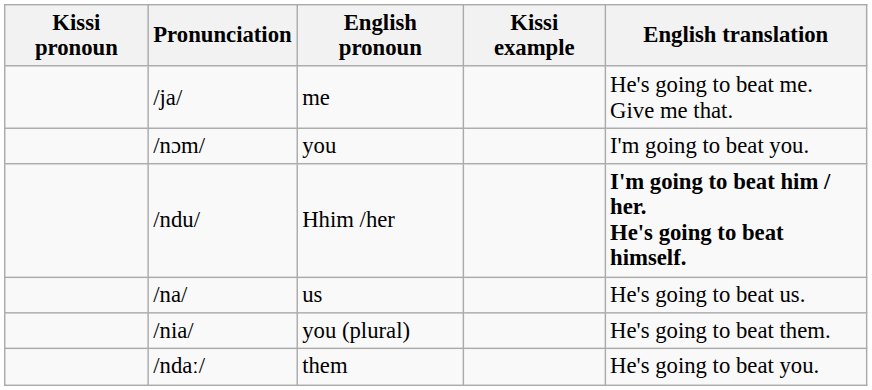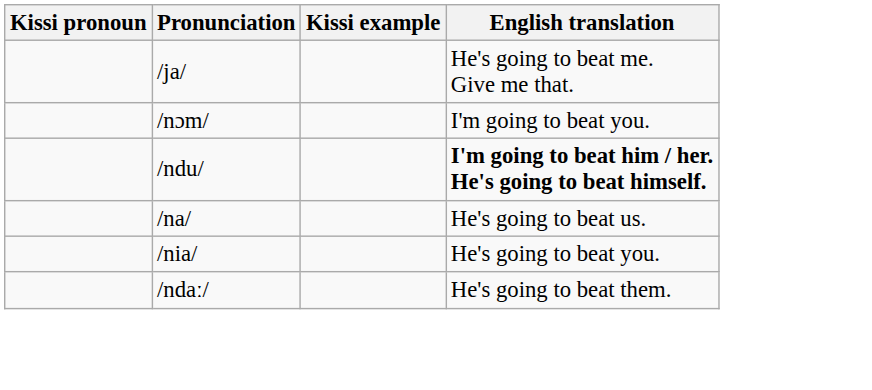- column: (380, 35)
(720, 330) He's going to beat them. -> (555, 253) He's going to beat you.
(715, 366) He's going to beat you. -> (561, 289) He's going to beat them.
